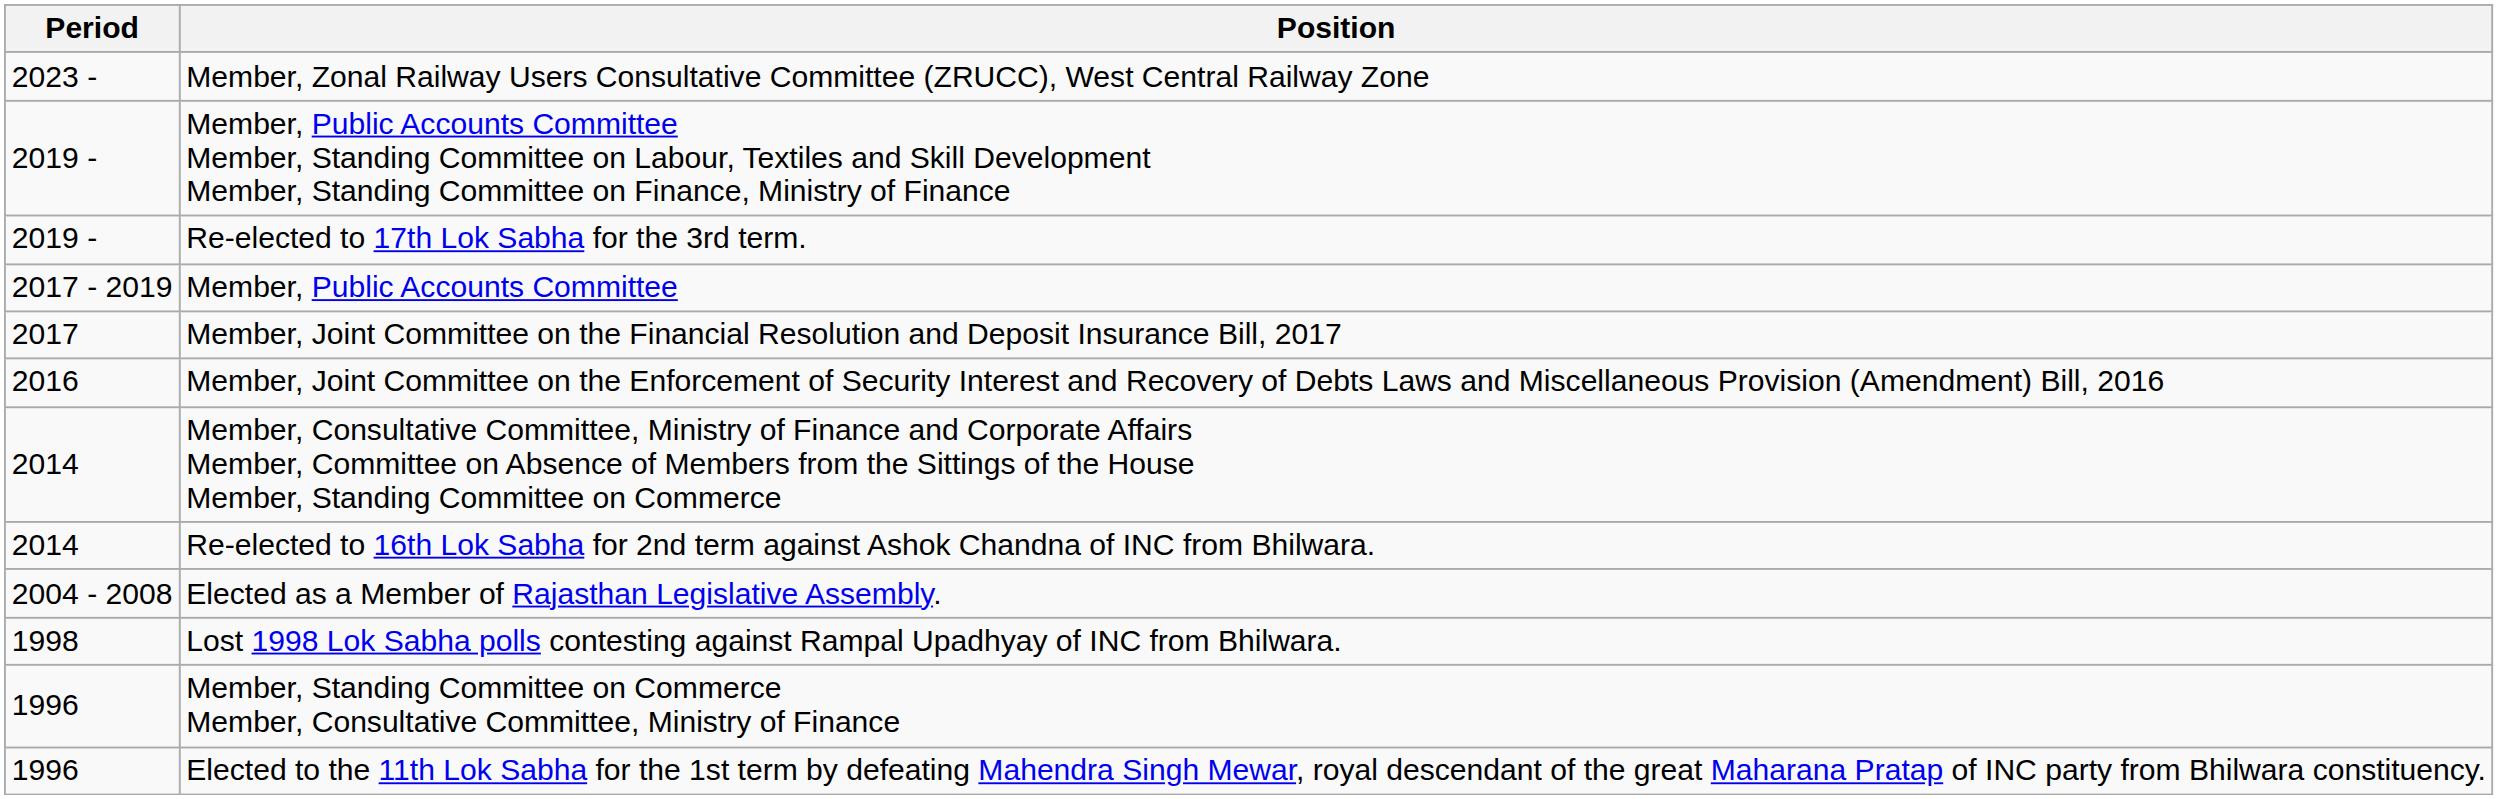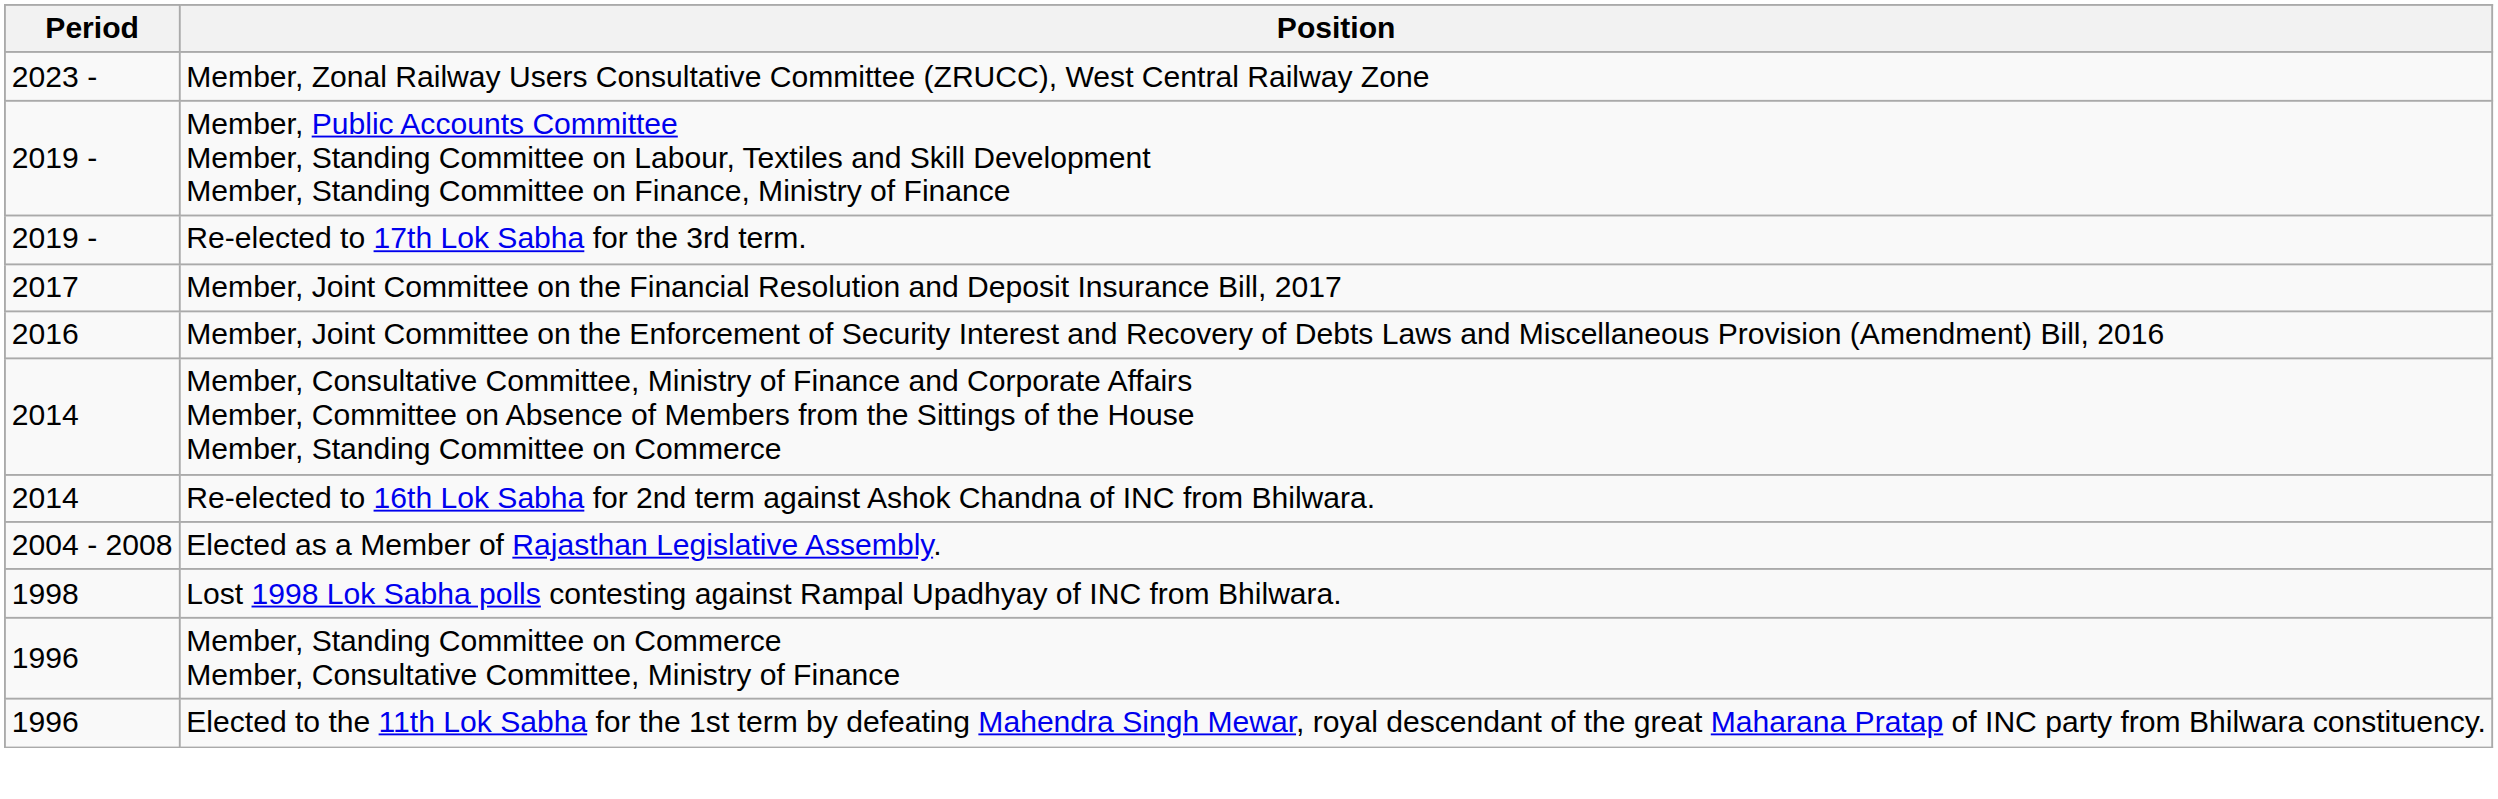- row: (432, 286)
